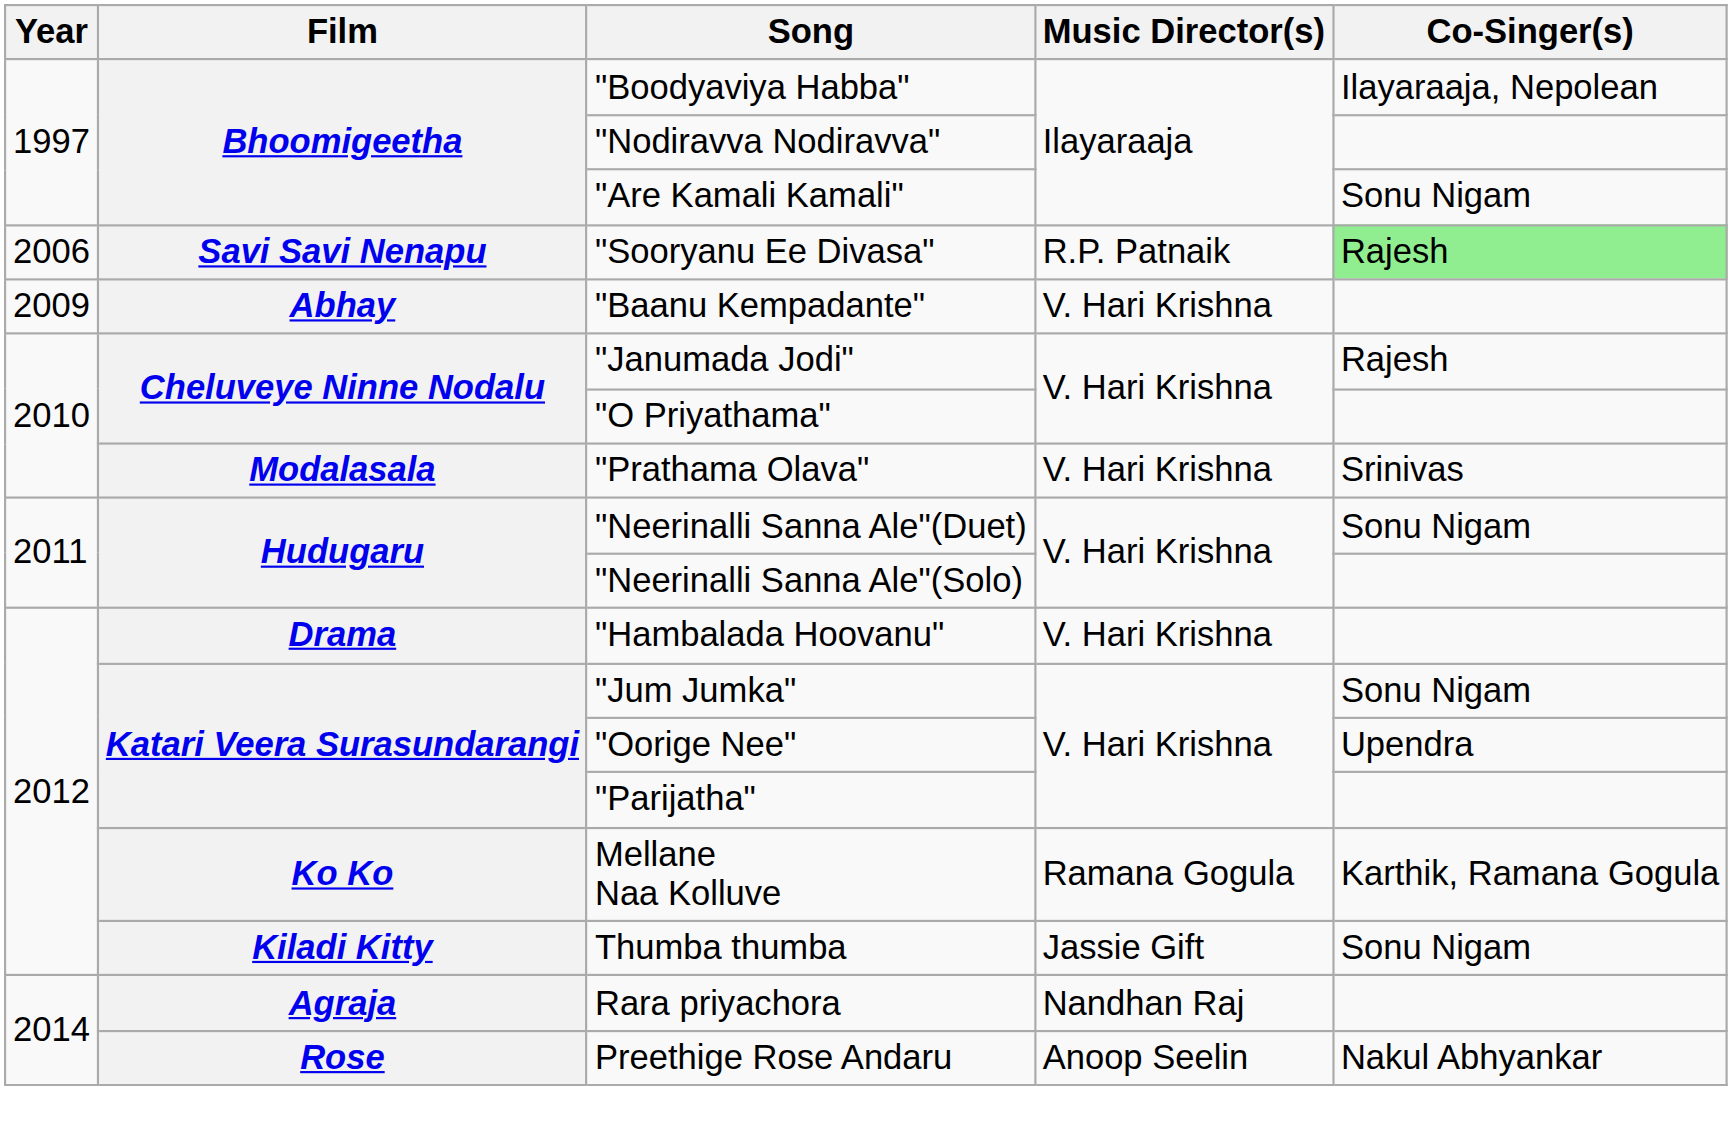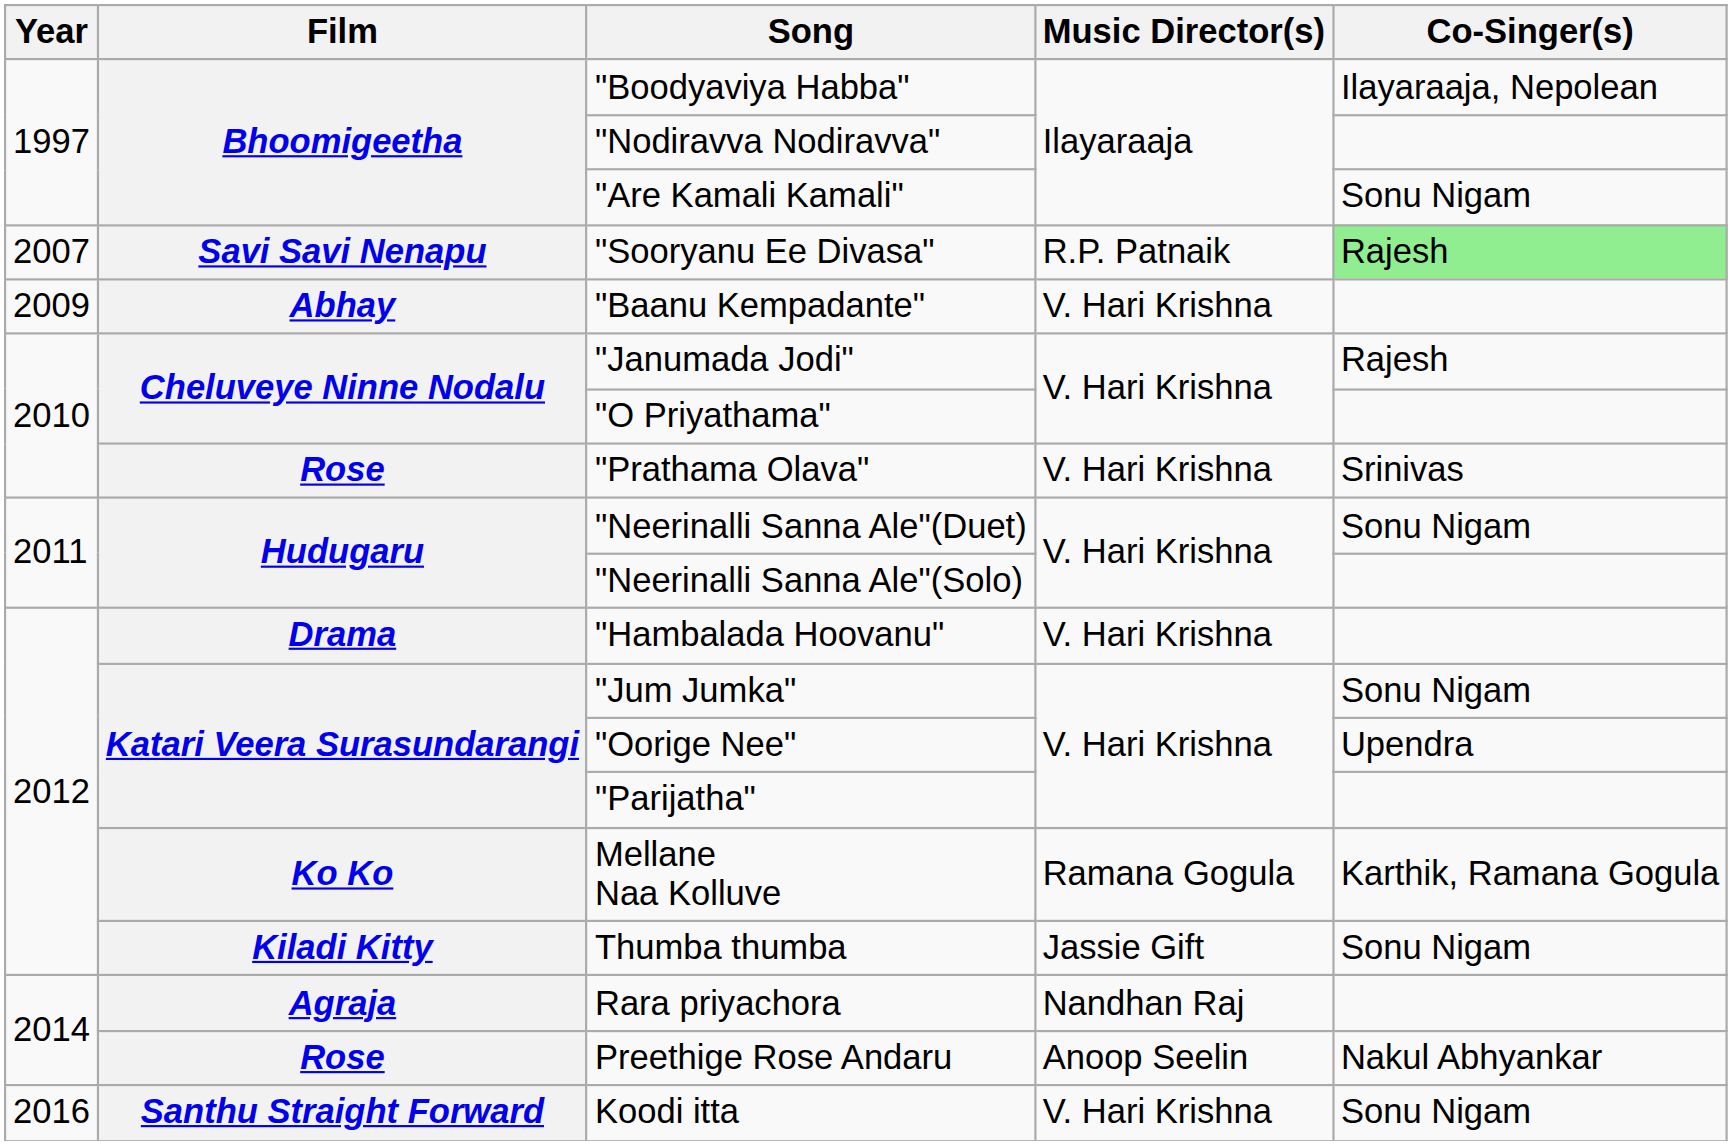(51, 251) 2006 -> (51, 251) 2007
(342, 470) Modalasala -> (342, 470) Rose
+ row: (667, 1112)
